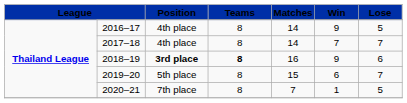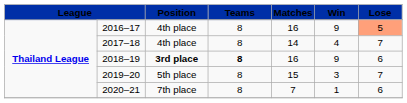(293, 28) 14 -> (293, 28) 16
(380, 28) no background -> (380, 28) lightsalmon background
(337, 44) 7 -> (337, 44) 4
(337, 75) 6 -> (337, 75) 3
(380, 90) 5 -> (380, 90) 6
